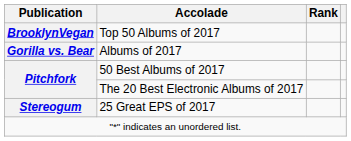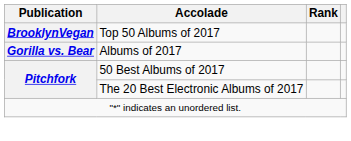- row: (157, 107)
